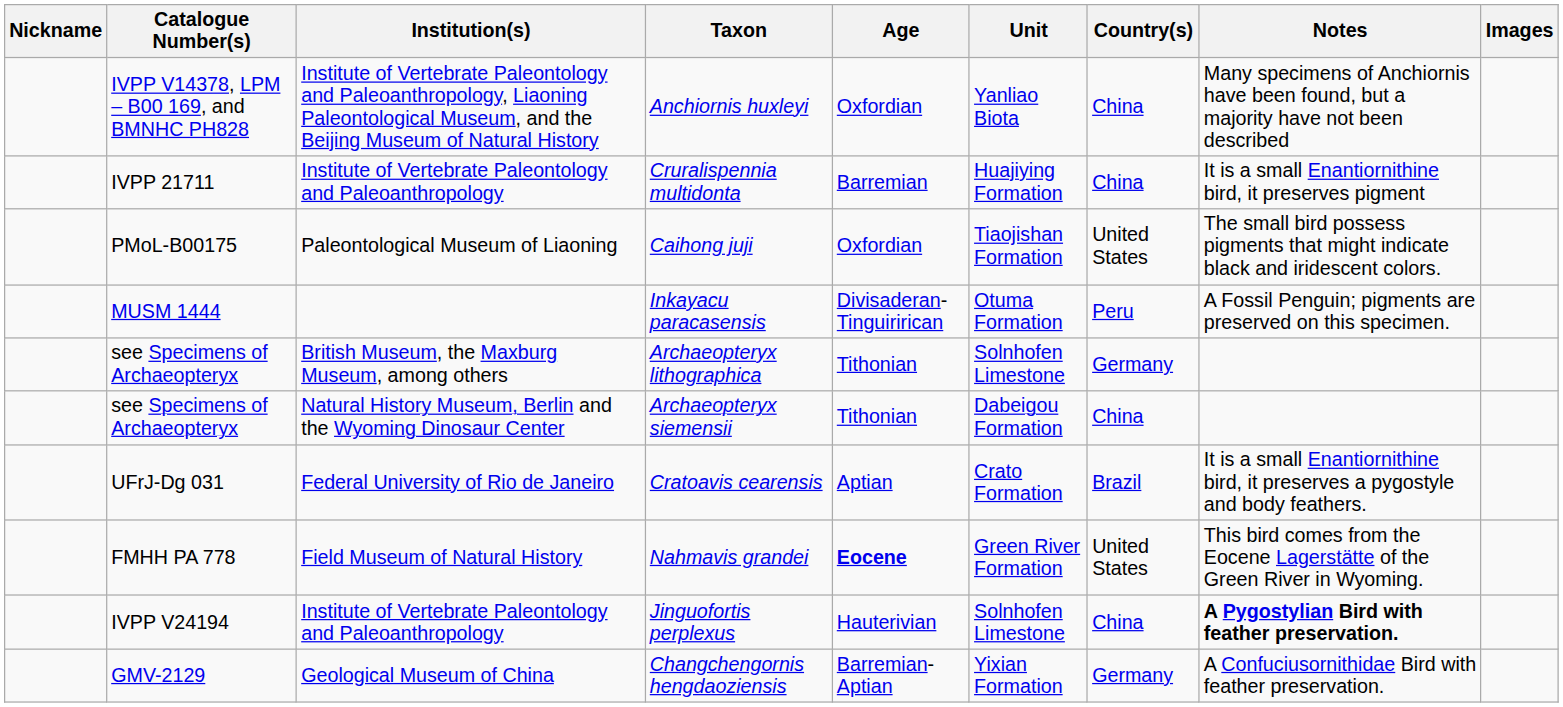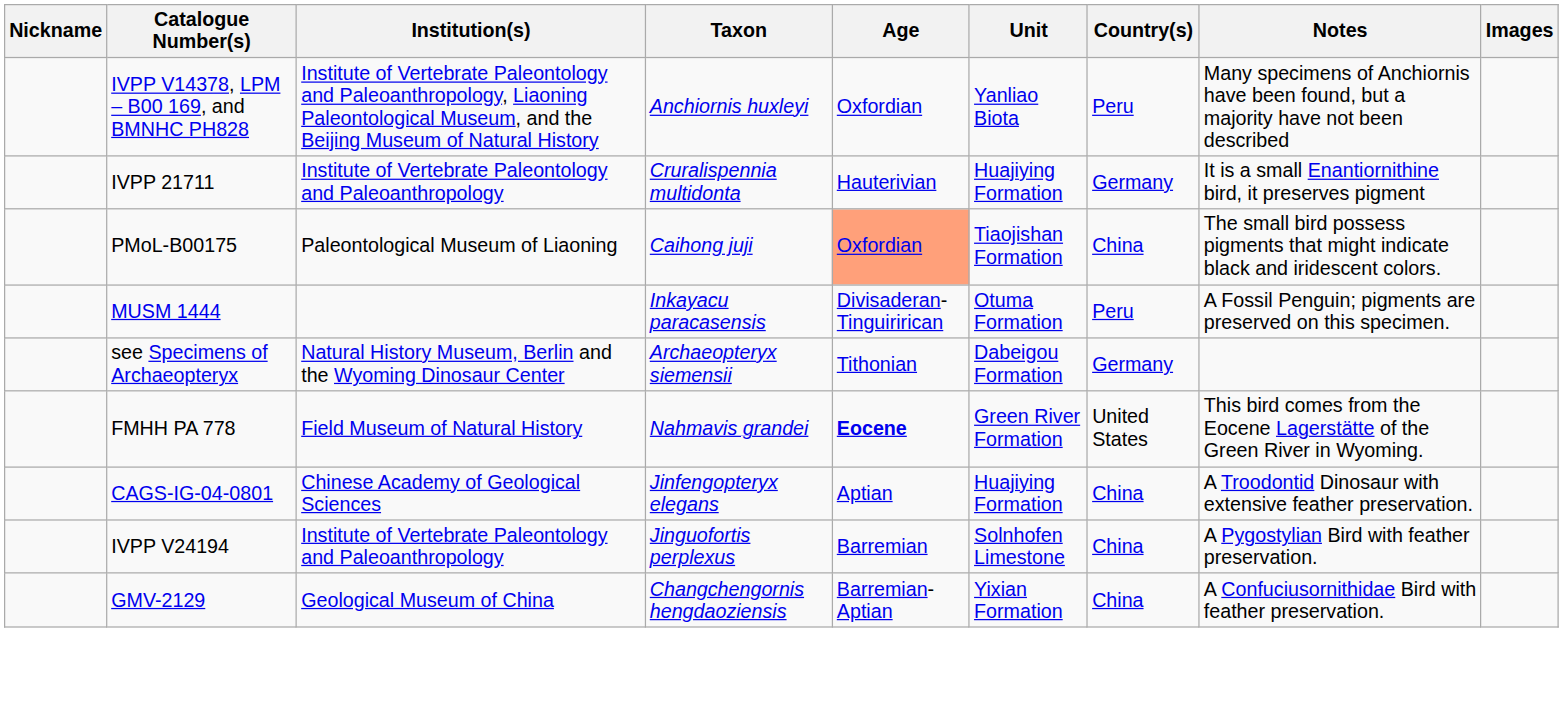(1118, 106) China -> (1113, 106) Peru
(882, 182) Barremian -> (887, 182) Hauterivian
(1118, 182) China -> (1133, 182) Germany
(879, 246) no background -> (879, 246) lightsalmon background
(1121, 246) United States -> (1118, 246) China
- row: (713, 364)
(1118, 417) China -> (1133, 364) Germany
- row: (736, 482)
+ row: (714, 493)
(887, 622) Hauterivian -> (882, 546) Barremian
(1313, 622) bold -> (1337, 546) normal
(1133, 675) Germany -> (1118, 599) China
